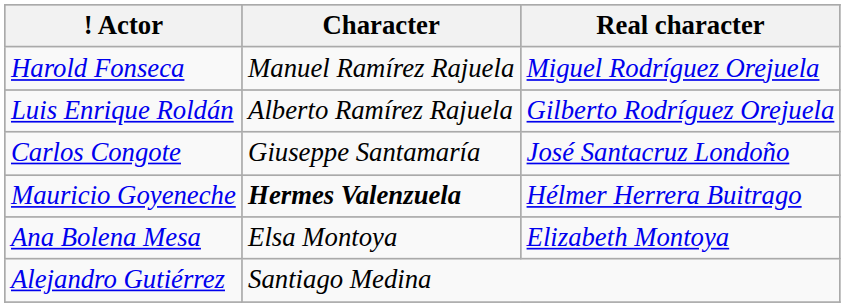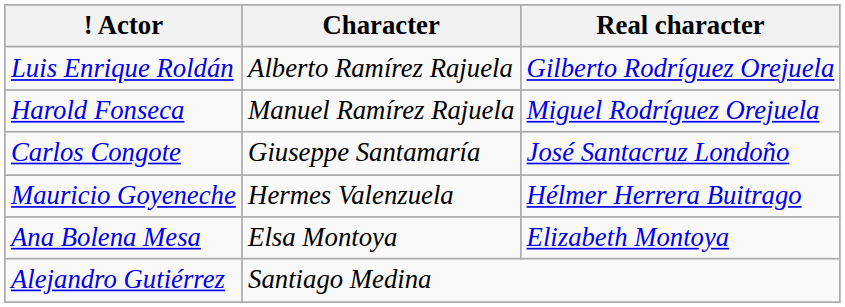rows swapped: (122, 110) <-> (98, 68)
(355, 195) bold -> (351, 195) normal
